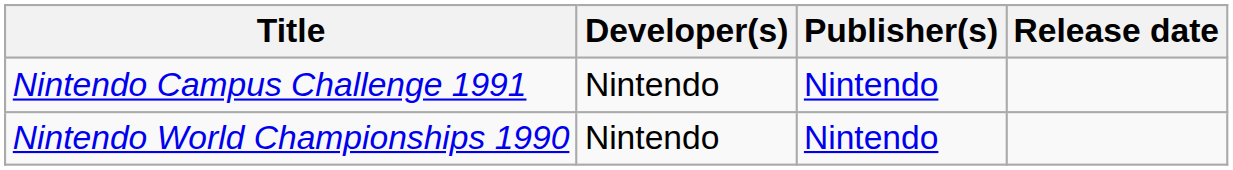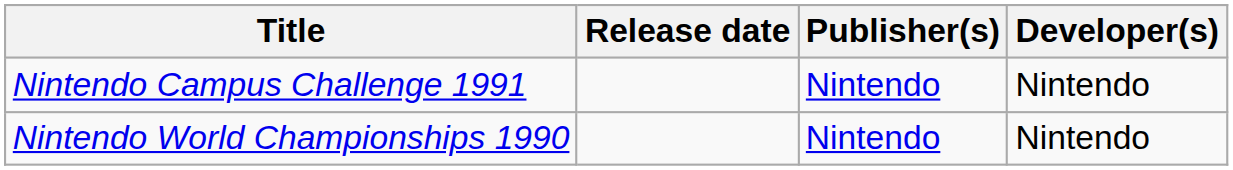columns swapped: (687, 31) <-> (1116, 31)
